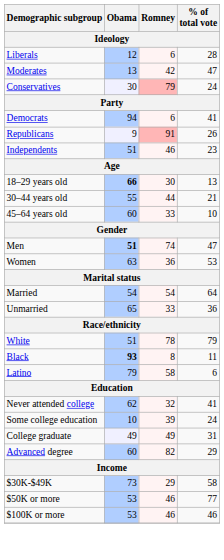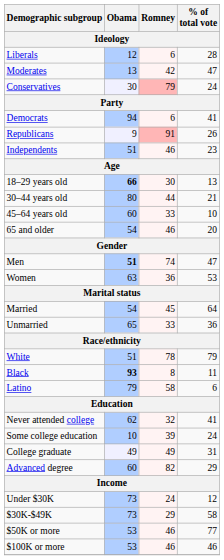(132, 198) 55 -> (132, 198) 80
+ row: (30, 230)
(170, 293) 54 -> (170, 309) 45
+ row: (30, 499)
